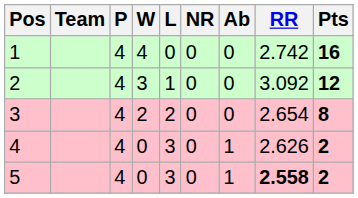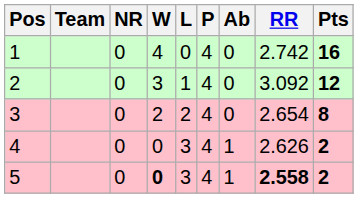columns swapped: (121, 20) <-> (200, 20)
(142, 177) normal -> (158, 177) bold
